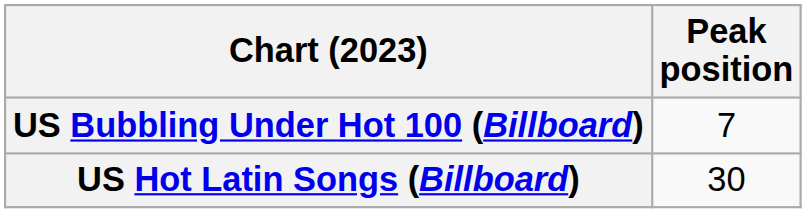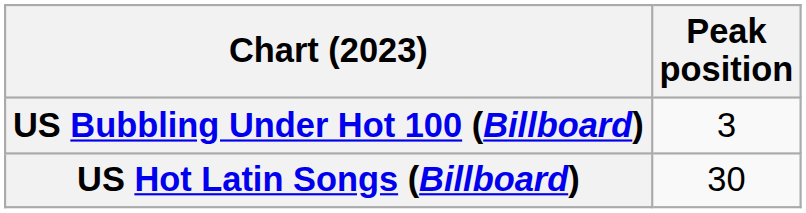(726, 125) 7 -> (726, 125) 3
